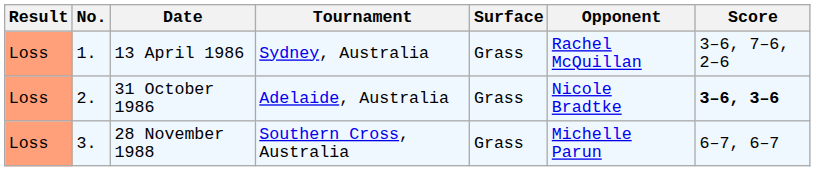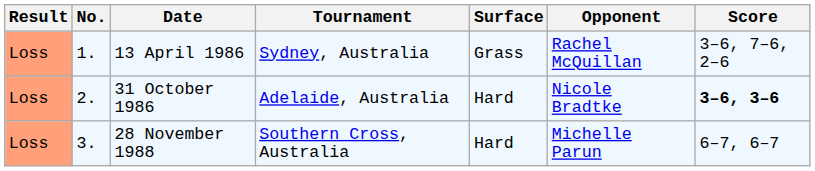(499, 98) Grass -> (494, 98) Hard
(499, 143) Grass -> (494, 143) Hard
